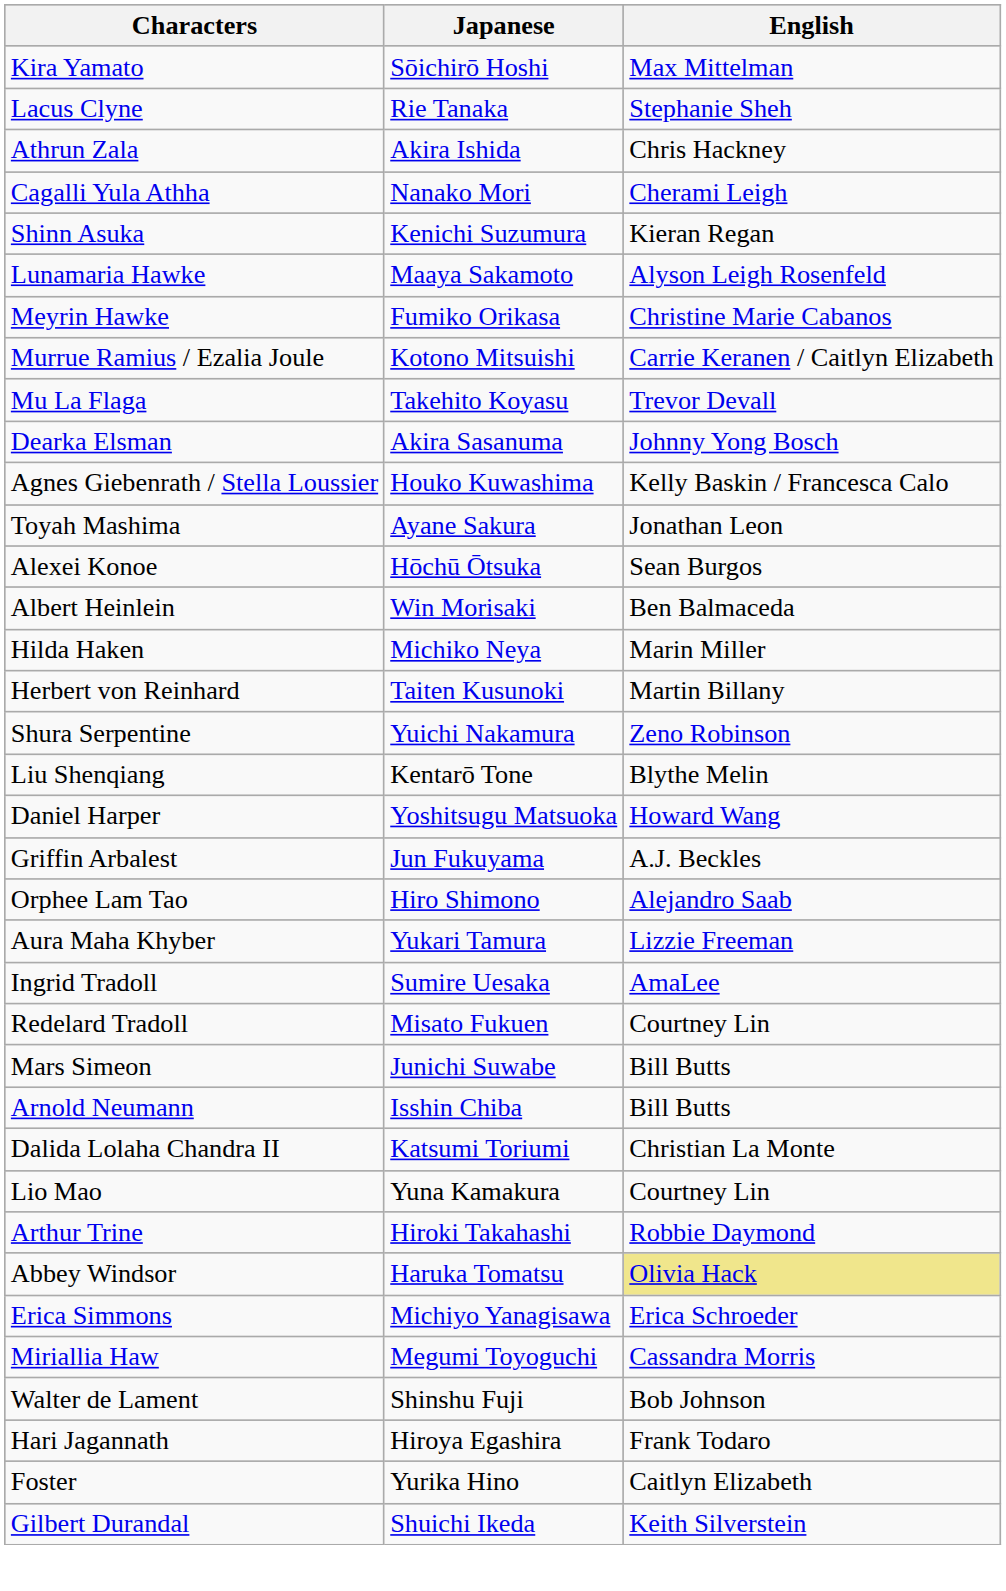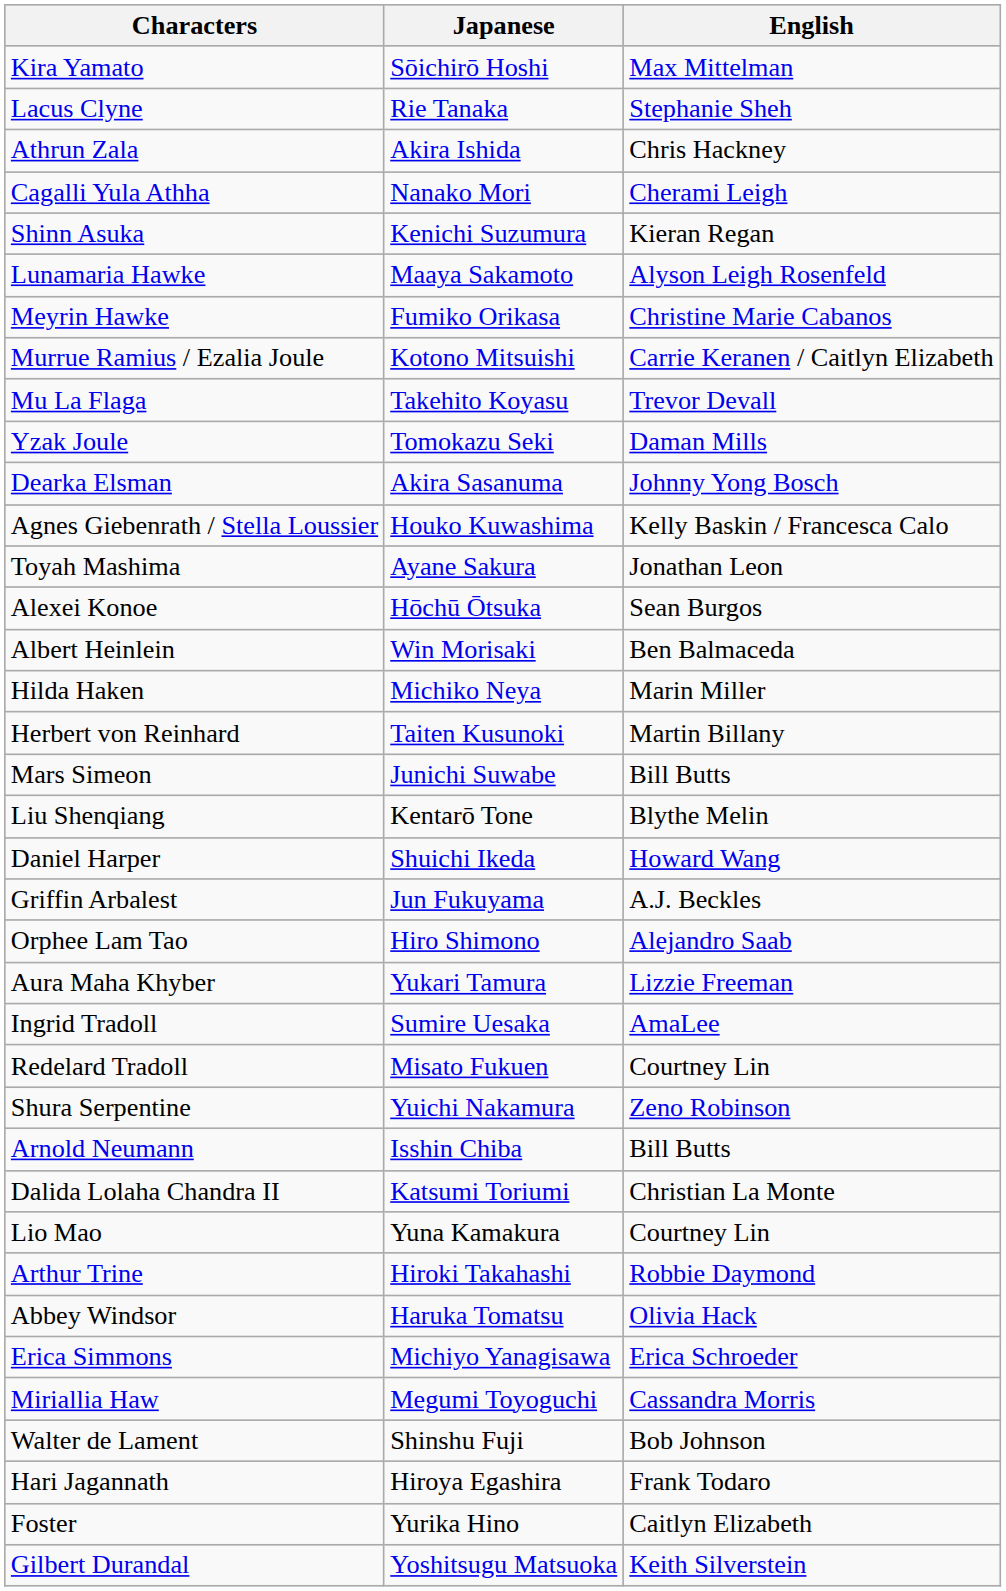+ row: (70, 441)
rows swapped: (81, 1065) <-> (101, 732)
(504, 815) Yoshitsugu Matsuoka -> (463, 857) Shuichi Ikeda
(693, 1273) khaki background -> (693, 1315) no background
(463, 1523) Shuichi Ikeda -> (504, 1565) Yoshitsugu Matsuoka
